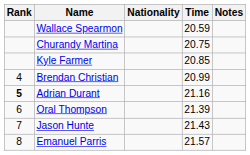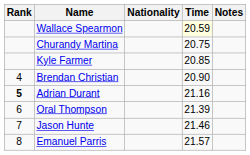(197, 28) no background -> (197, 28) lightyellow background
(197, 77) 20.99 -> (197, 77) 20.90
(197, 126) 21.43 -> (197, 126) 21.46
